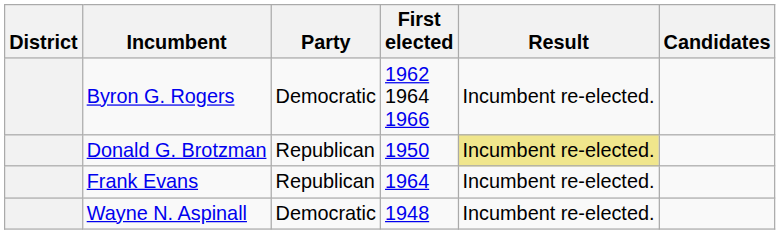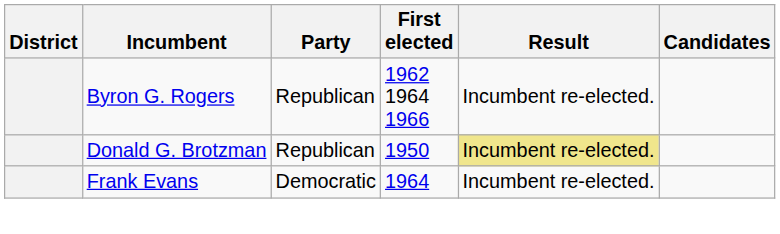(326, 96) Democratic -> (325, 96) Republican
(325, 181) Republican -> (326, 181) Democratic
- row: (167, 213)
